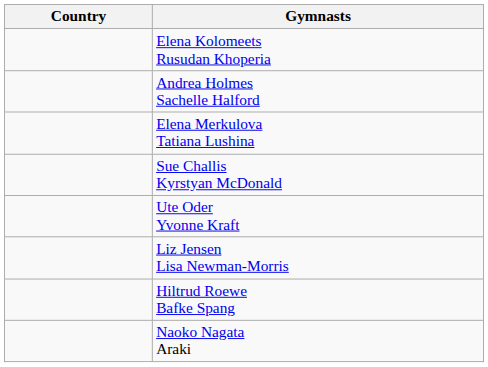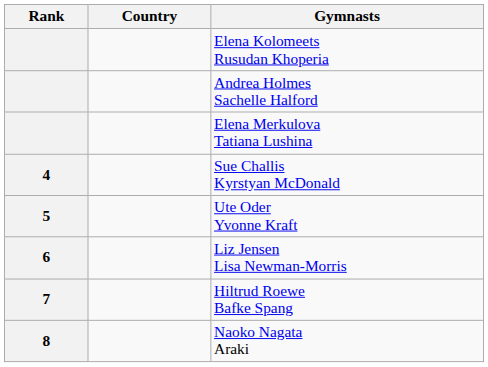+ column: (46, 16)
